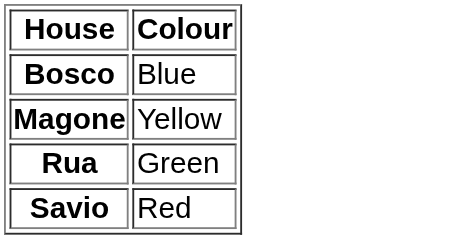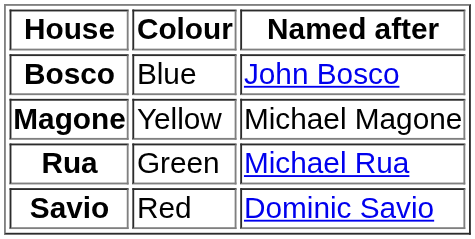+ column: (353, 29)
